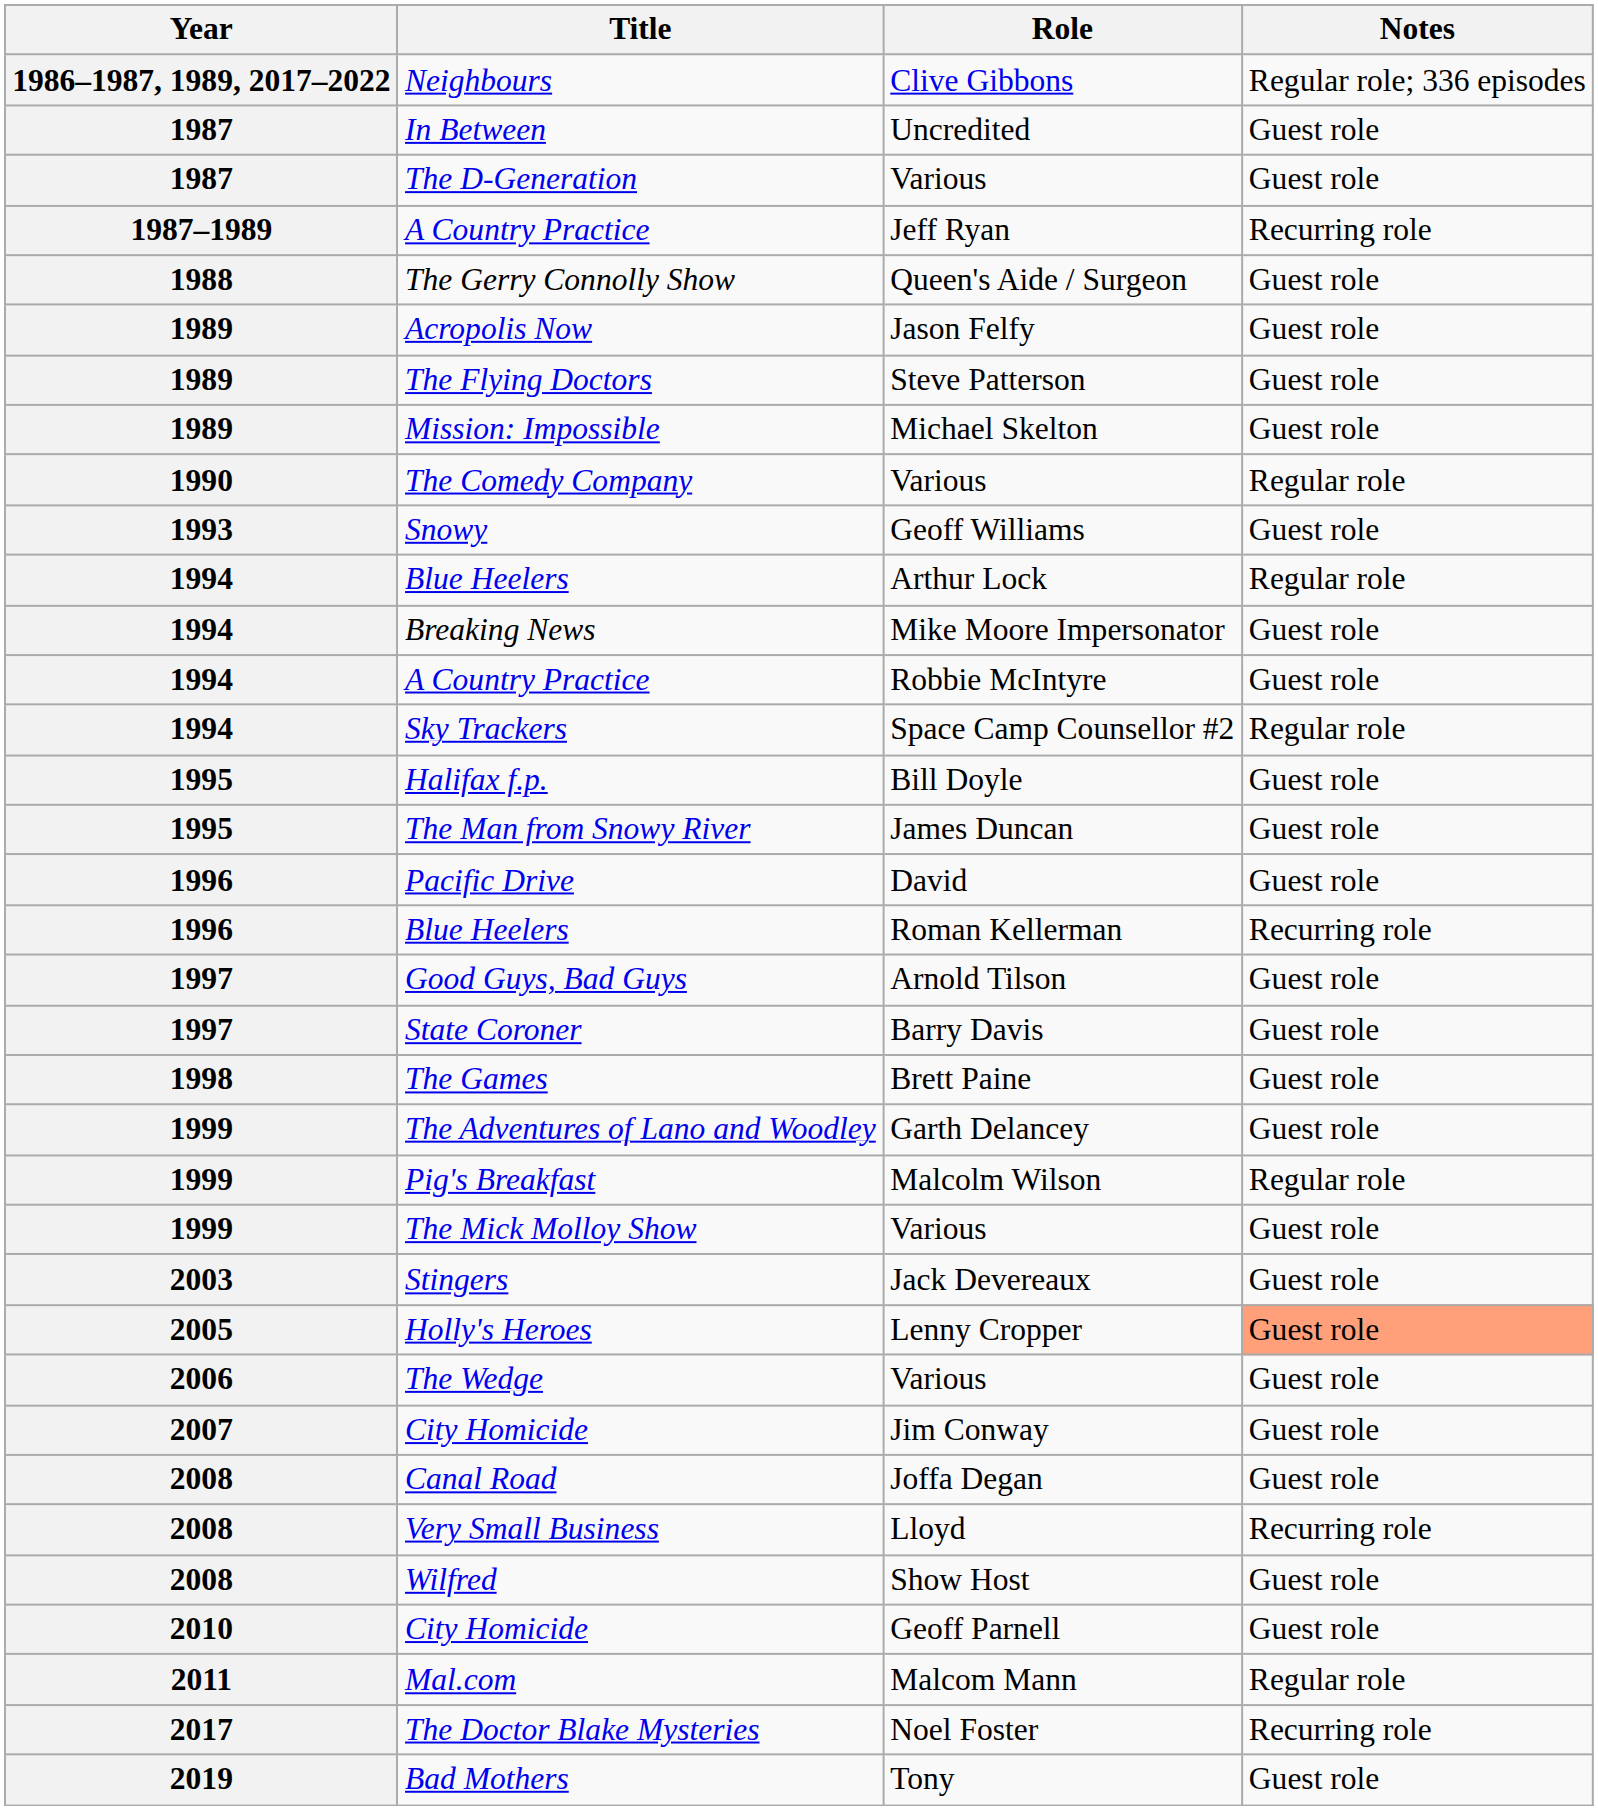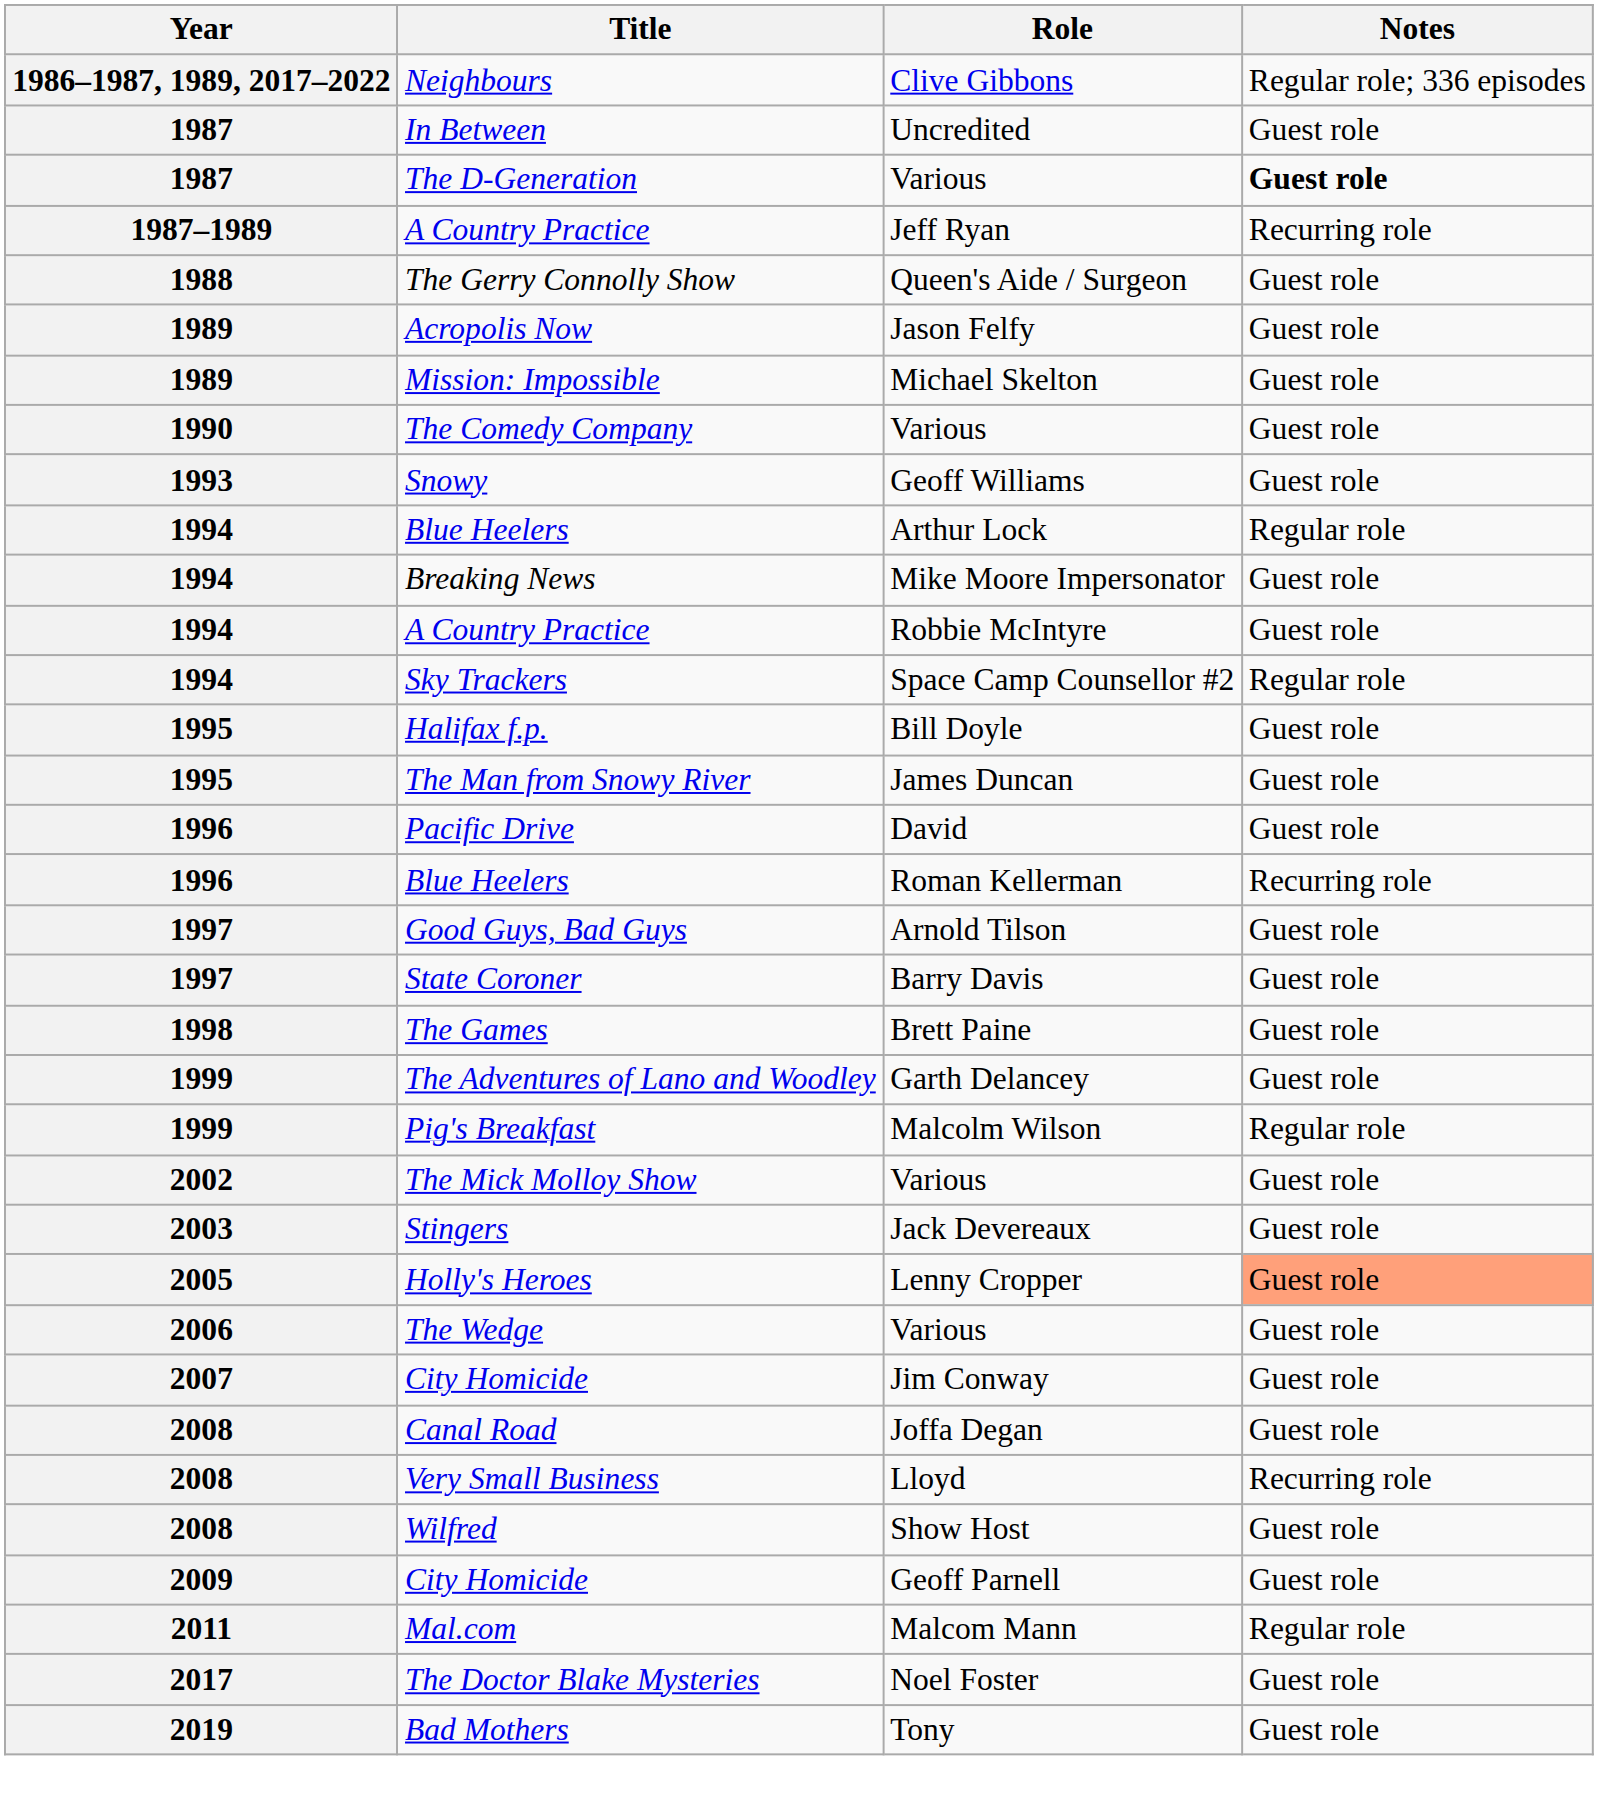(1314, 179) normal -> (1318, 179) bold
- row: (528, 379)
(1327, 479) Regular role -> (1314, 429) Guest role
(201, 1229) 1999 -> (201, 1179) 2002
(201, 1629) 2010 -> (201, 1579) 2009
(1340, 1729) Recurring role -> (1314, 1679) Guest role
